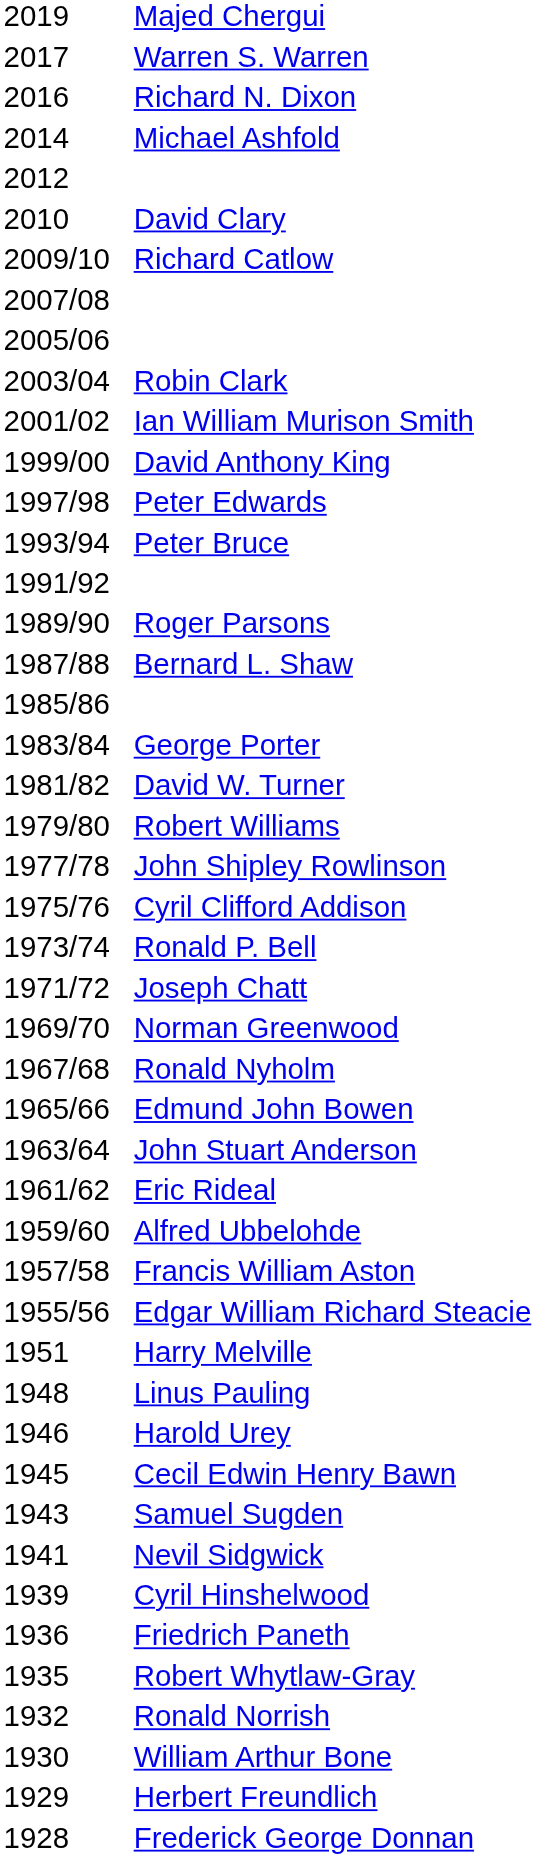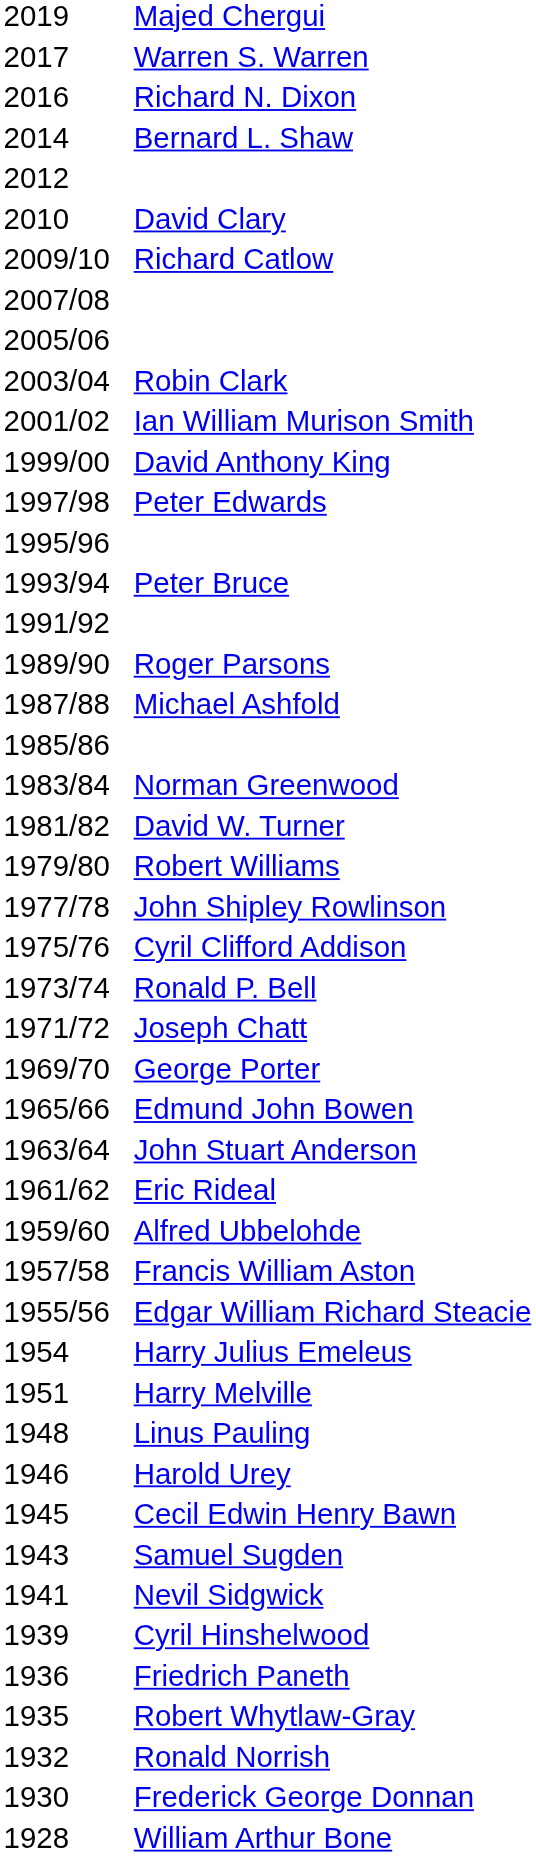(237, 138) Michael Ashfold -> (243, 138) Bernard L. Shaw
+ row: (57, 542)
(243, 664) Bernard L. Shaw -> (237, 704) Michael Ashfold
(227, 745) George Porter -> (266, 785) Norman Greenwood
(266, 1028) Norman Greenwood -> (227, 1069) George Porter
- row: (57, 1069)
+ row: (36, 1352)
(263, 1757) William Arthur Bone -> (304, 1797) Frederick George Donnan
- row: (36, 1797)
(304, 1838) Frederick George Donnan -> (263, 1838) William Arthur Bone
